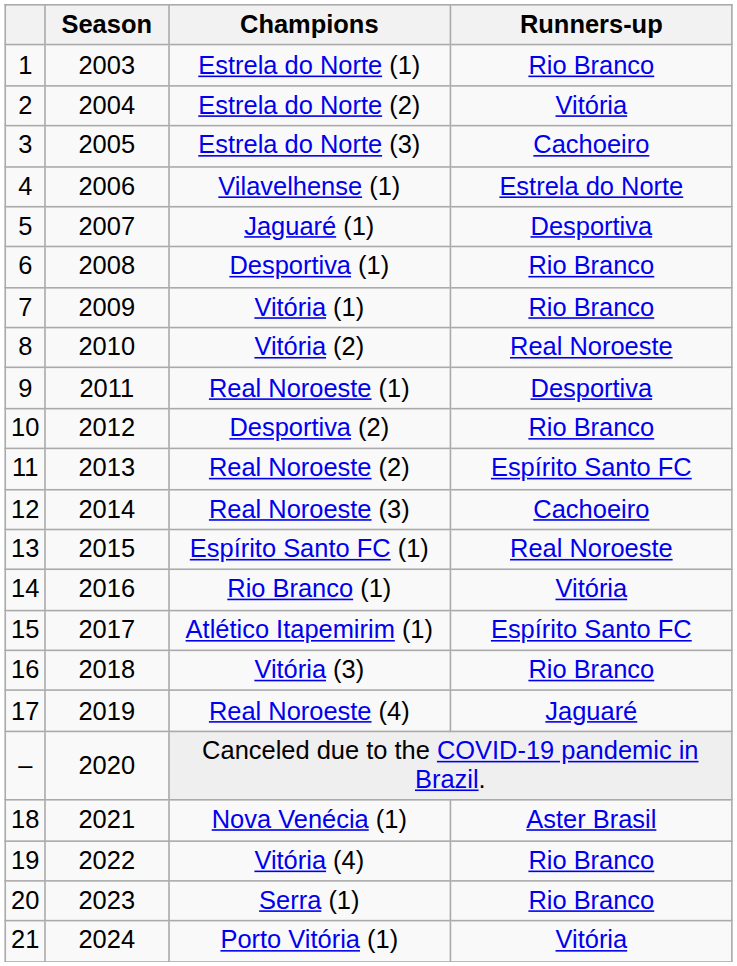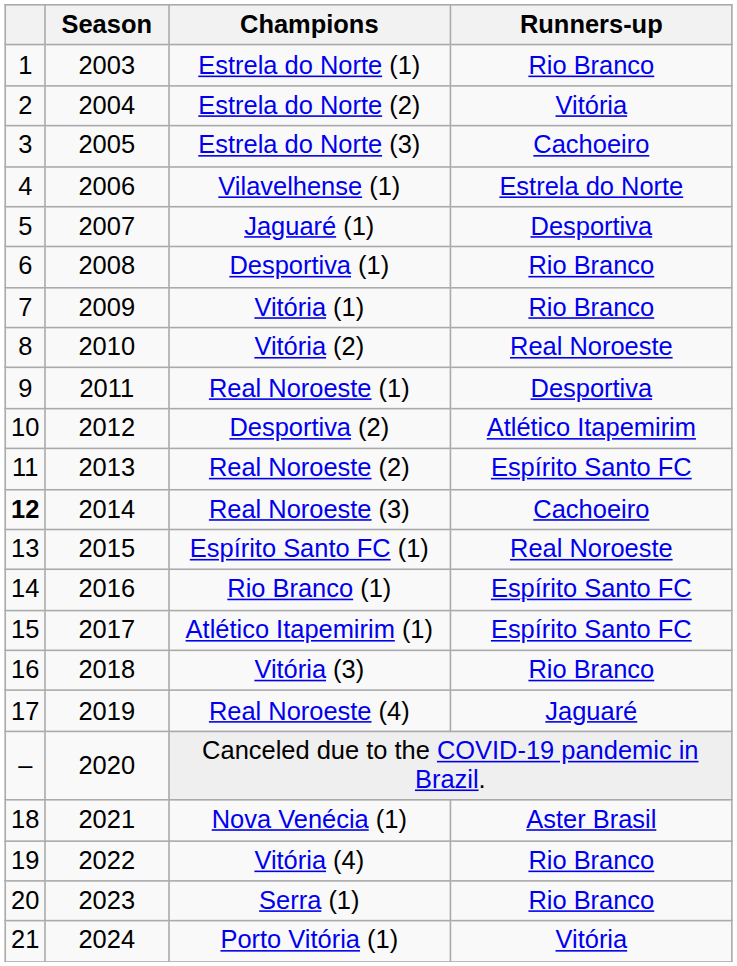(591, 428) Rio Branco -> (591, 428) Atlético Itapemirim
(25, 508) normal -> (25, 508) bold
(591, 589) Vitória -> (591, 589) Espírito Santo FC
